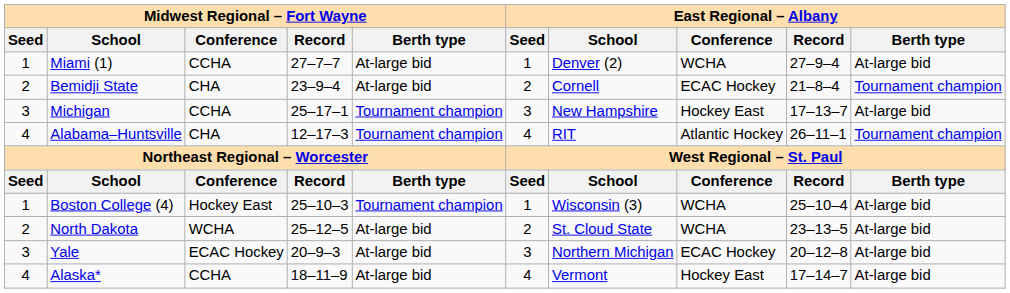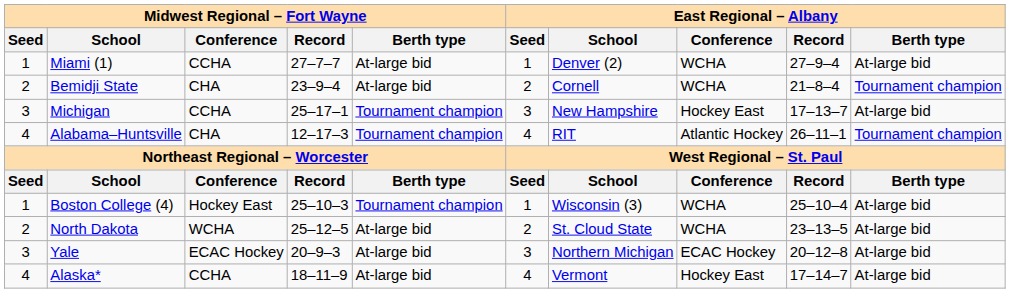(728, 87) ECAC Hockey -> (703, 87) WCHA
